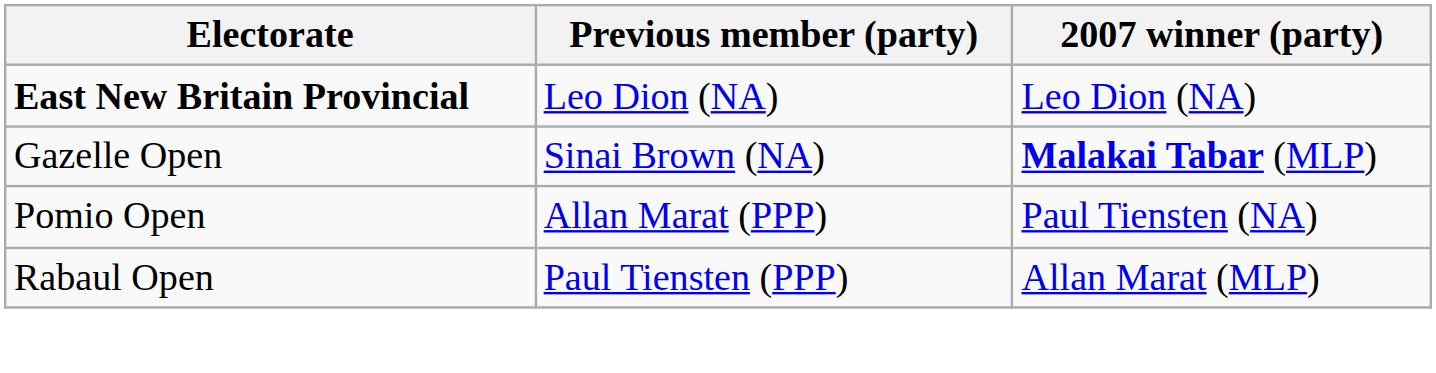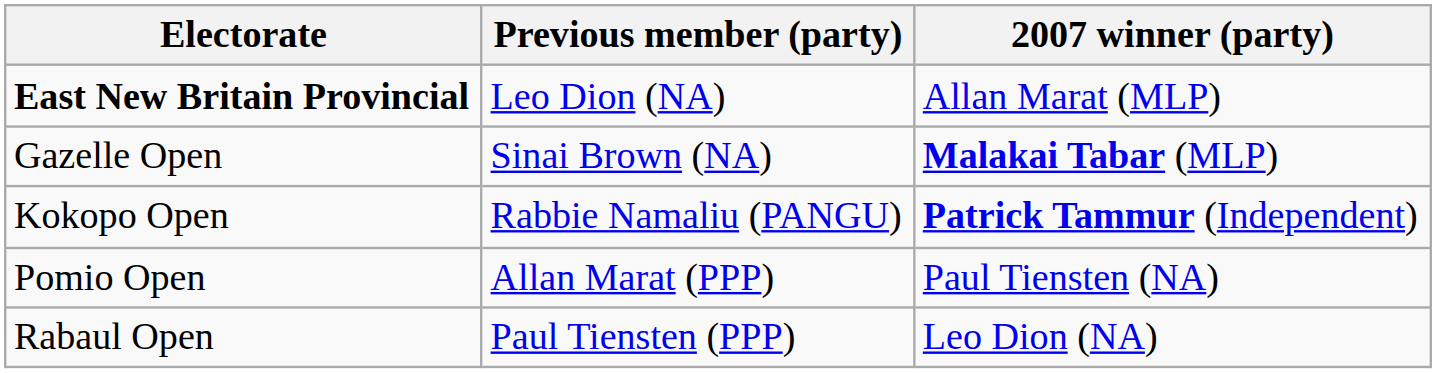(1139, 95) Leo Dion (NA) -> (1072, 95) Allan Marat (MLP)
+ row: (121, 215)
(1171, 276) Allan Marat (MLP) -> (1040, 336) Leo Dion (NA)
